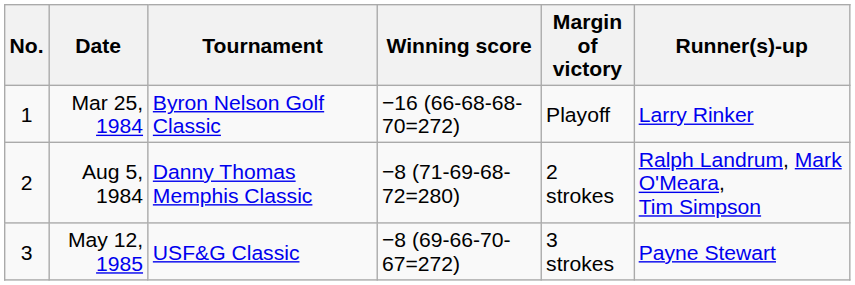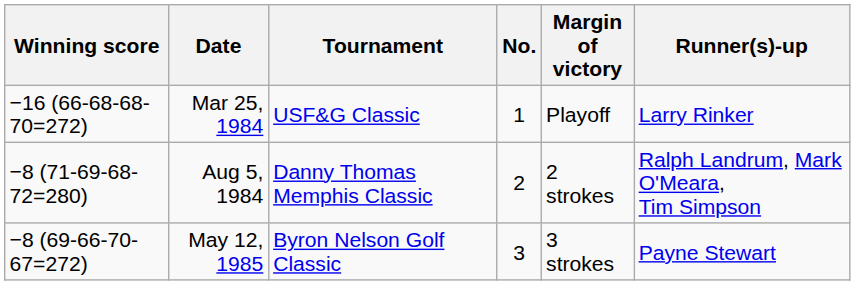columns swapped: (27, 45) <-> (459, 45)
(239, 114) Byron Nelson Golf Classic -> (346, 114) USF&G Classic
(226, 252) USF&G Classic -> (359, 252) Byron Nelson Golf Classic
